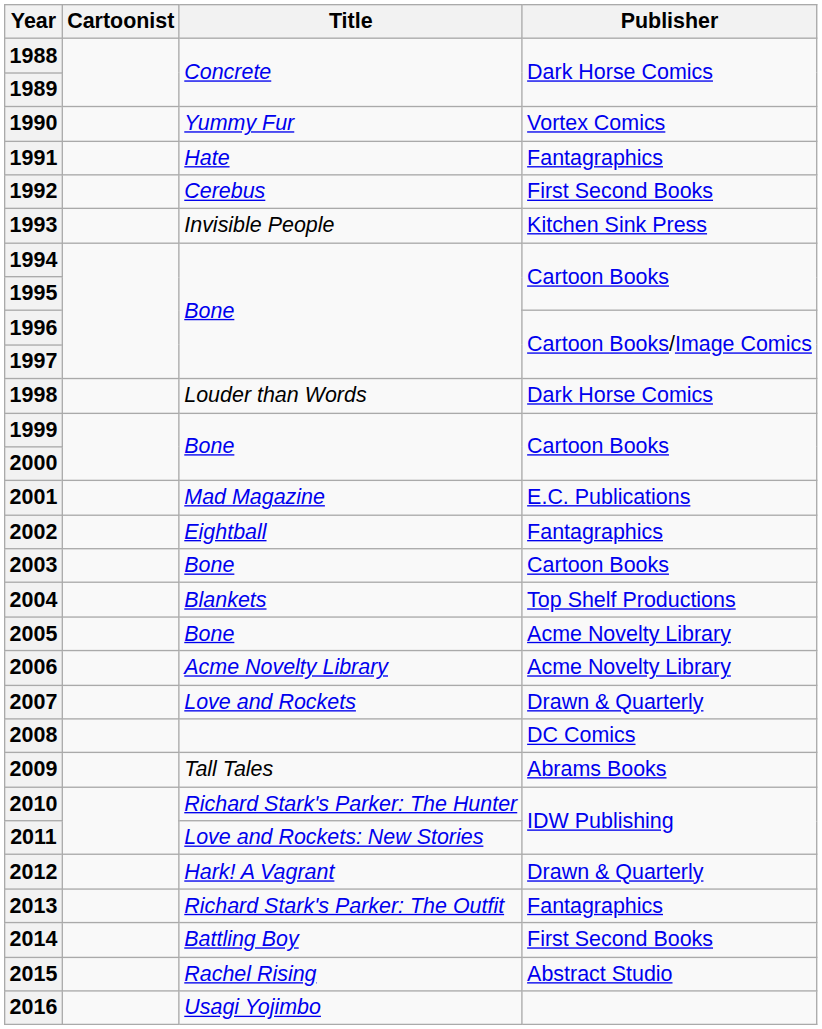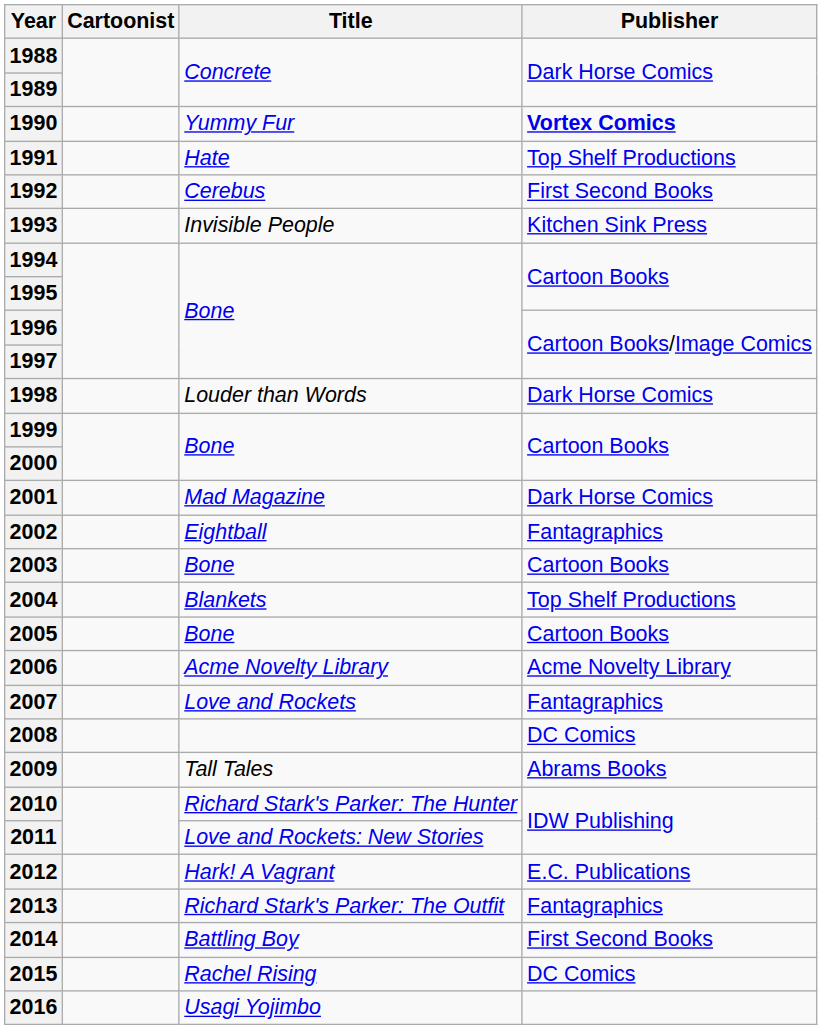(596, 123) normal -> (601, 123) bold
(595, 157) Fantagraphics -> (631, 157) Top Shelf Productions
(609, 497) E.C. Publications -> (620, 497) Dark Horse Comics
(629, 633) Acme Novelty Library -> (598, 633) Cartoon Books
(615, 701) Drawn & Quarterly -> (595, 701) Fantagraphics
(615, 871) Drawn & Quarterly -> (609, 871) E.C. Publications
(600, 973) Abstract Studio -> (581, 973) DC Comics
